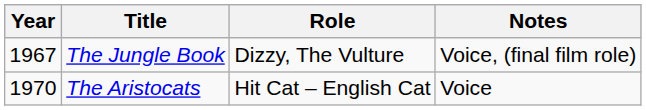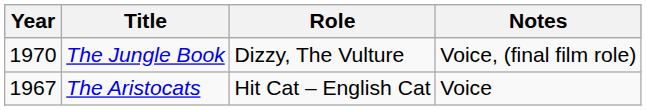(33, 54) 1967 -> (33, 54) 1970
(33, 88) 1970 -> (33, 88) 1967
